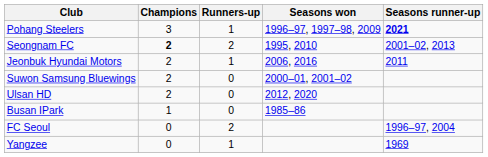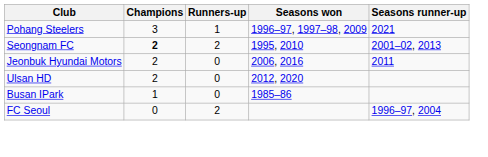(397, 29) bold -> (383, 29) normal
(231, 62) 1 -> (217, 62) 0
- row: (71, 78)
- row: (27, 144)
